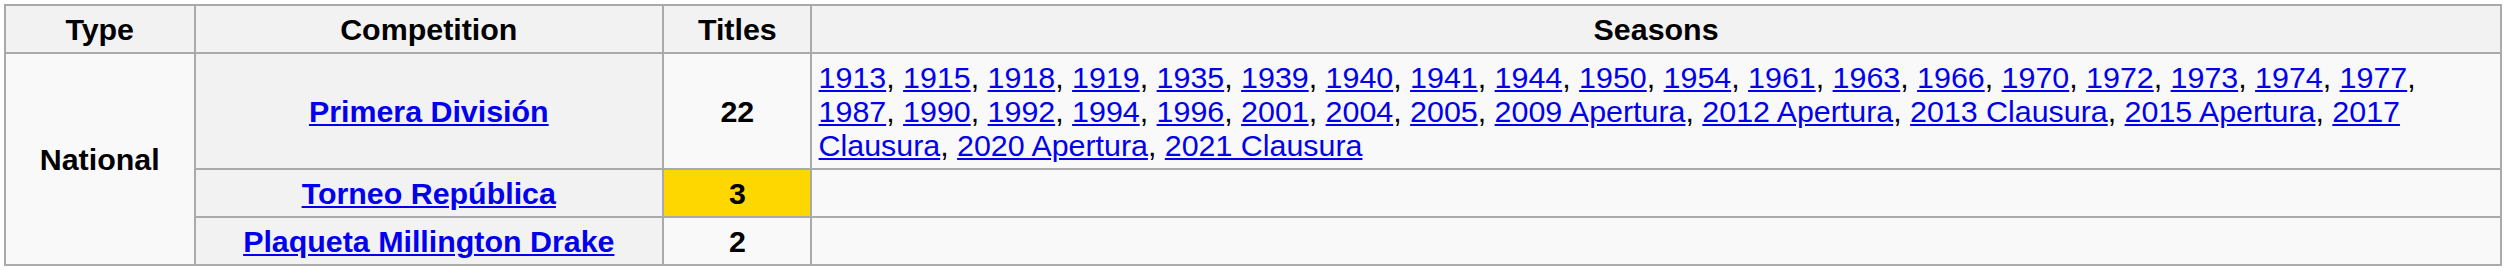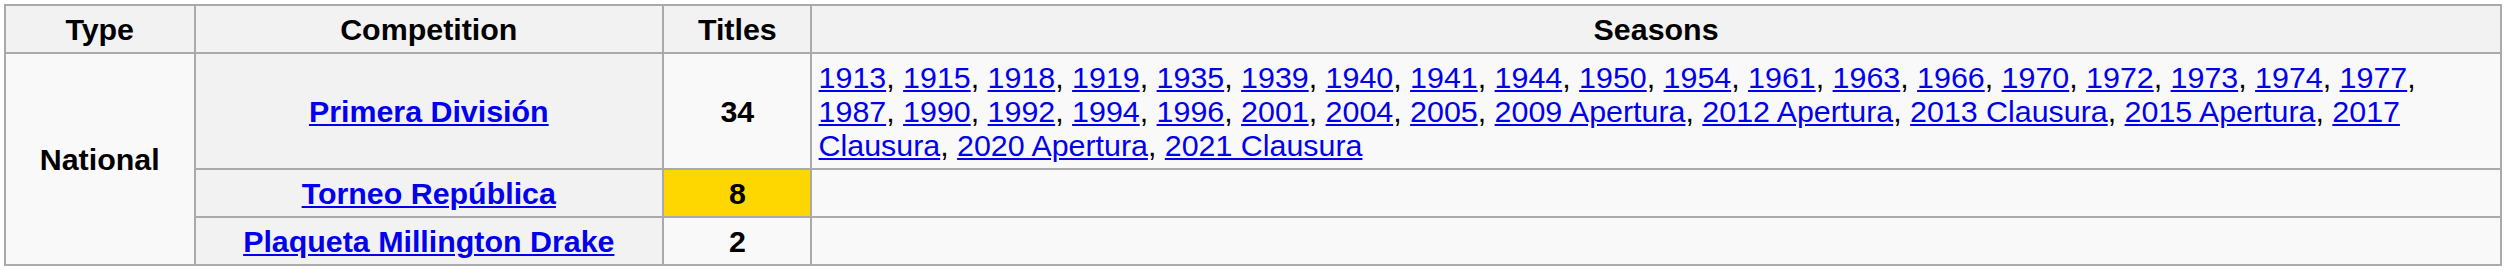(737, 111) 22 -> (737, 111) 34
(737, 194) 3 -> (737, 194) 8
